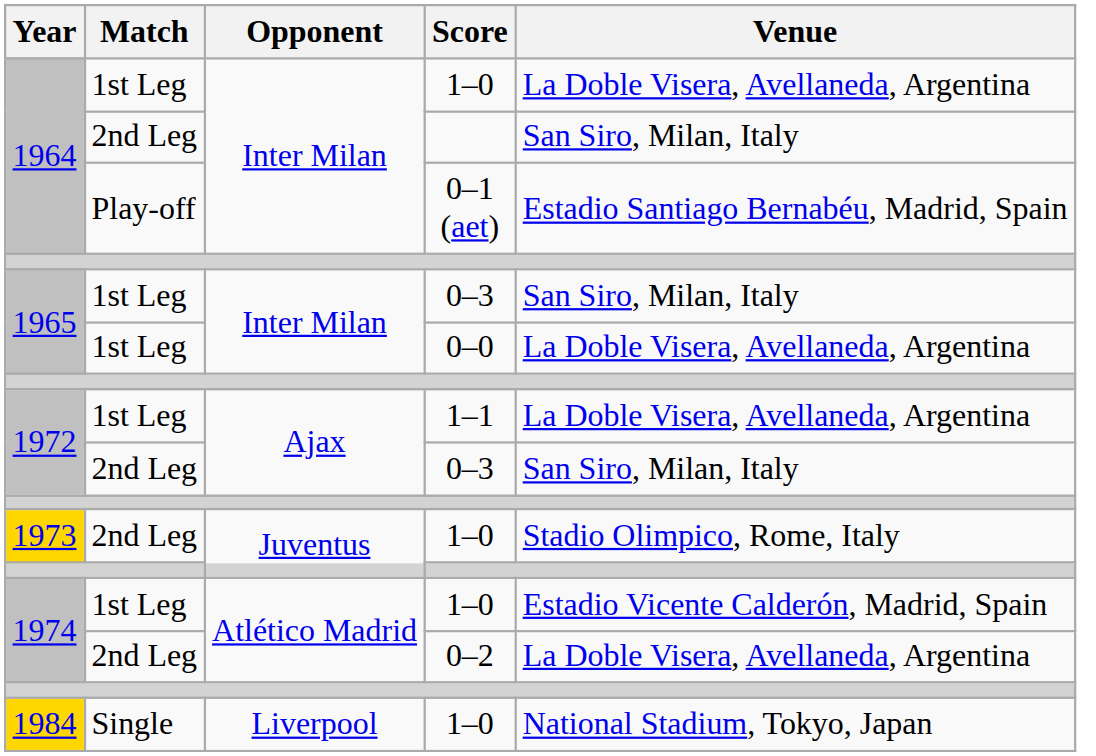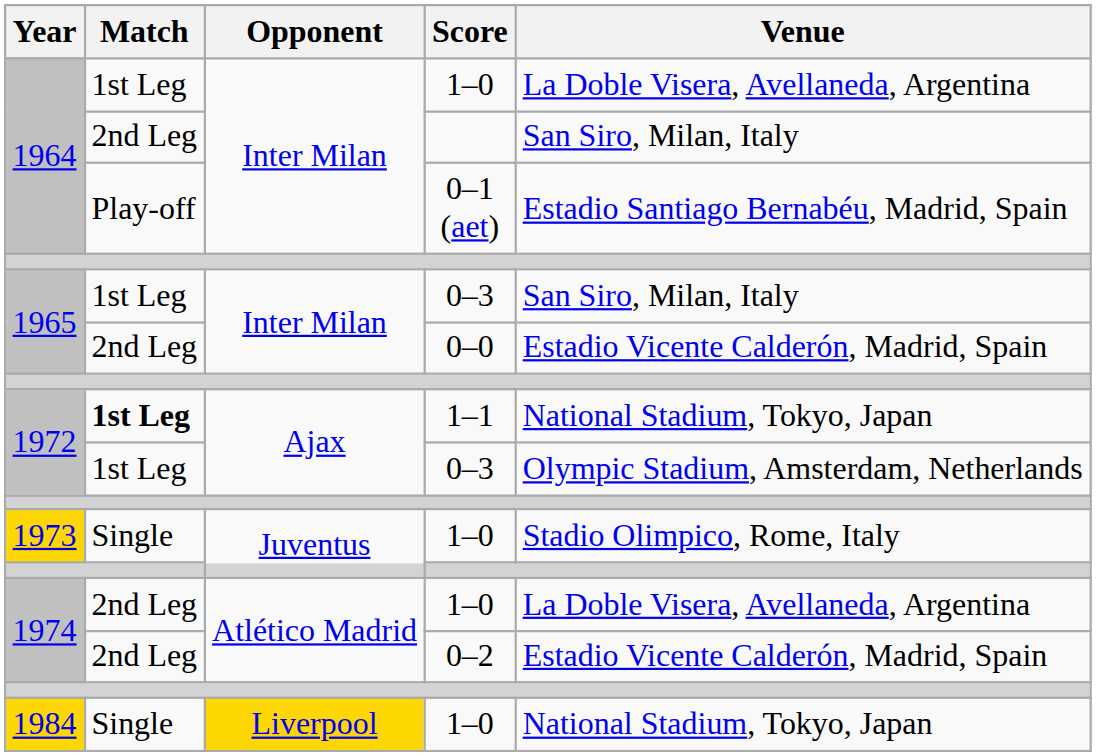(139, 347) 1st Leg -> (144, 347) 2nd Leg
(776, 347) La Doble Visera, Avellaneda, Argentina -> (785, 347) Estadio Vicente Calderón, Madrid, Spain
(139, 415) normal -> (141, 415) bold
(776, 415) La Doble Visera, Avellaneda, Argentina -> (728, 415) National Stadium, Tokyo, Japan
(144, 468) 2nd Leg -> (139, 468) 1st Leg
(661, 468) San Siro, Milan, Italy -> (803, 468) Olympic Stadium, Amsterdam, Netherlands
(144, 535) 2nd Leg -> (132, 535) Single
(139, 603) 1st Leg -> (144, 603) 2nd Leg
(785, 603) Estadio Vicente Calderón, Madrid, Spain -> (776, 603) La Doble Visera, Avellaneda, Argentina
(776, 656) La Doble Visera, Avellaneda, Argentina -> (785, 656) Estadio Vicente Calderón, Madrid, Spain
(315, 723) no background -> (315, 723) gold background
